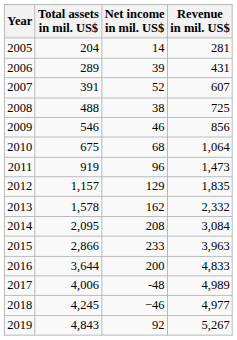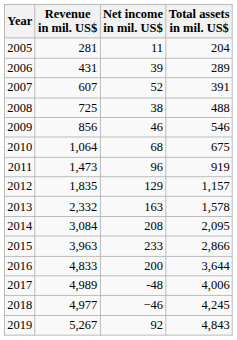columns swapped: (200, 21) <-> (68, 21)
(158, 48) 14 -> (157, 48) 11
(155, 206) 162 -> (154, 206) 163
